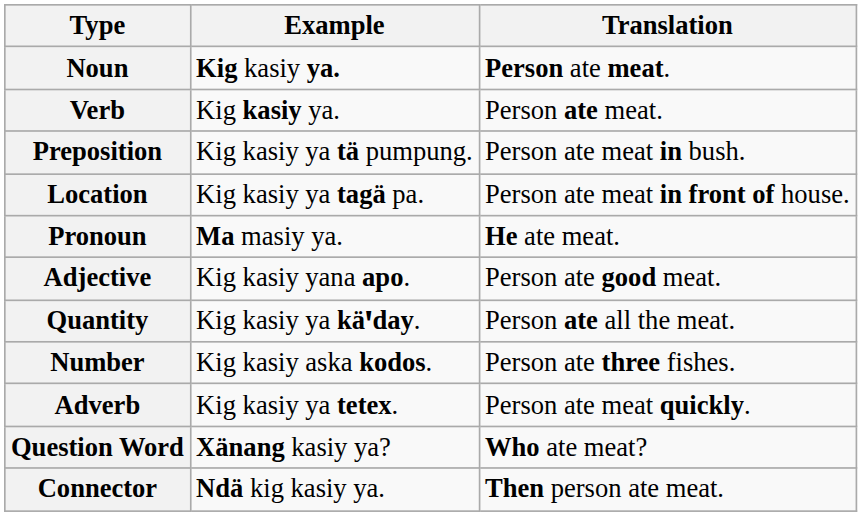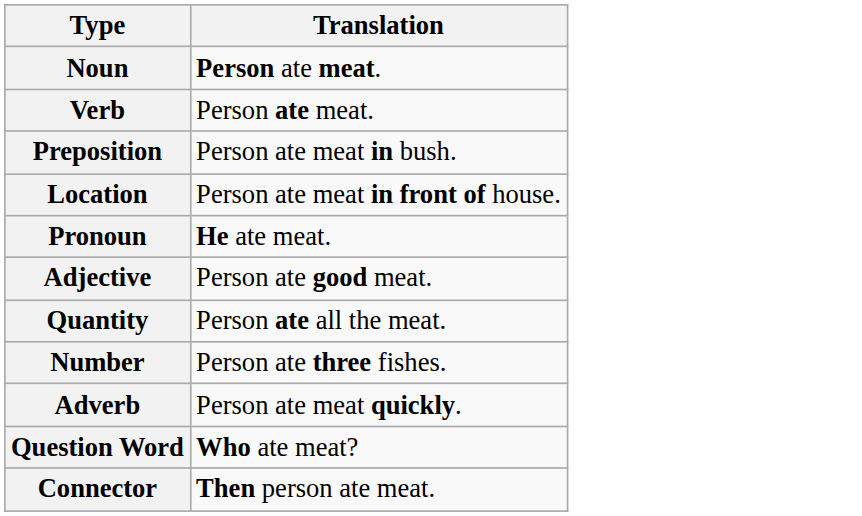- column: (334, 25)
